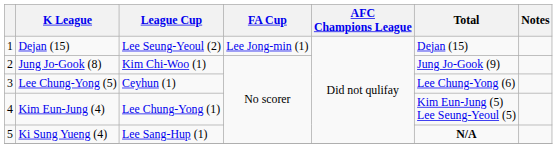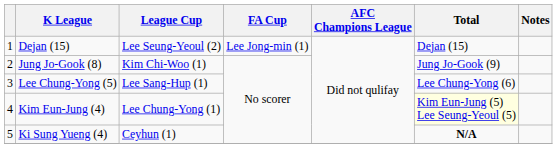(149, 83) Ceyhun (1) -> (165, 83) Lee Sang-Hup (1)
(466, 108) no background -> (466, 108) lightyellow background
(165, 134) Lee Sang-Hup (1) -> (149, 134) Ceyhun (1)
